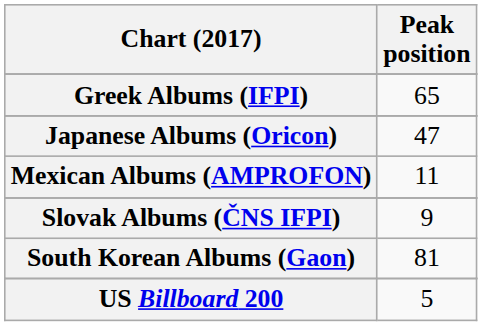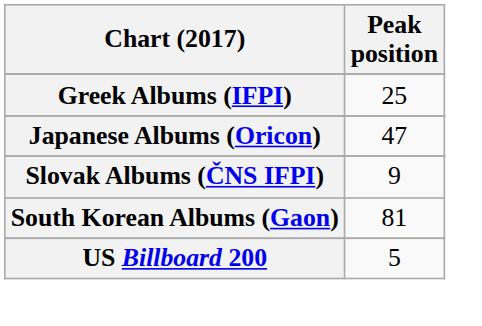(427, 94) 65 -> (394, 94) 25
- row: (191, 176)
